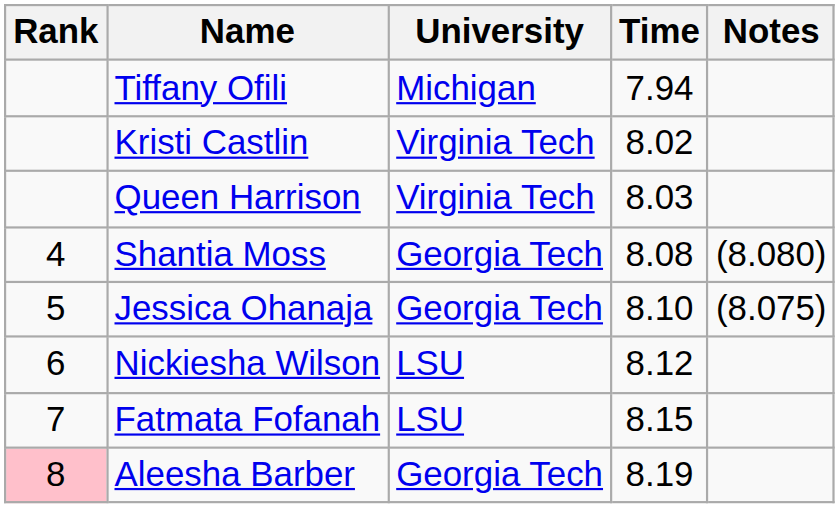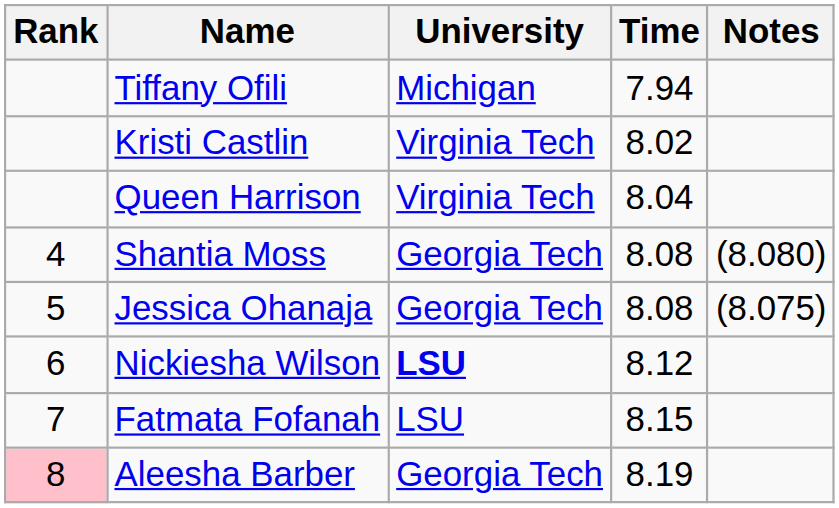(659, 198) 8.03 -> (659, 198) 8.04
(659, 308) 8.10 -> (659, 308) 8.08
(430, 364) normal -> (431, 364) bold
